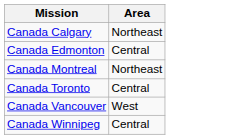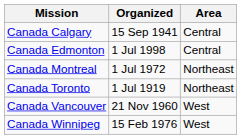+ column: (145, 13)
(137, 32) Northeast -> (202, 32) Central
(130, 87) Central -> (209, 87) Northeast
(130, 124) Central -> (196, 124) West
